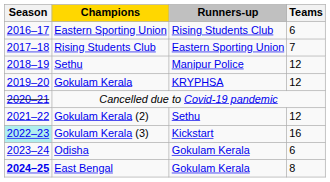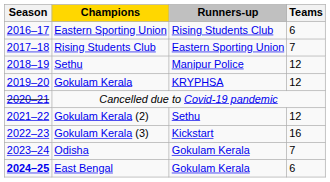(28, 133) paleturquoise background -> (28, 133) no background
(292, 151) 6 -> (292, 151) 7
(292, 168) 8 -> (292, 168) 6
